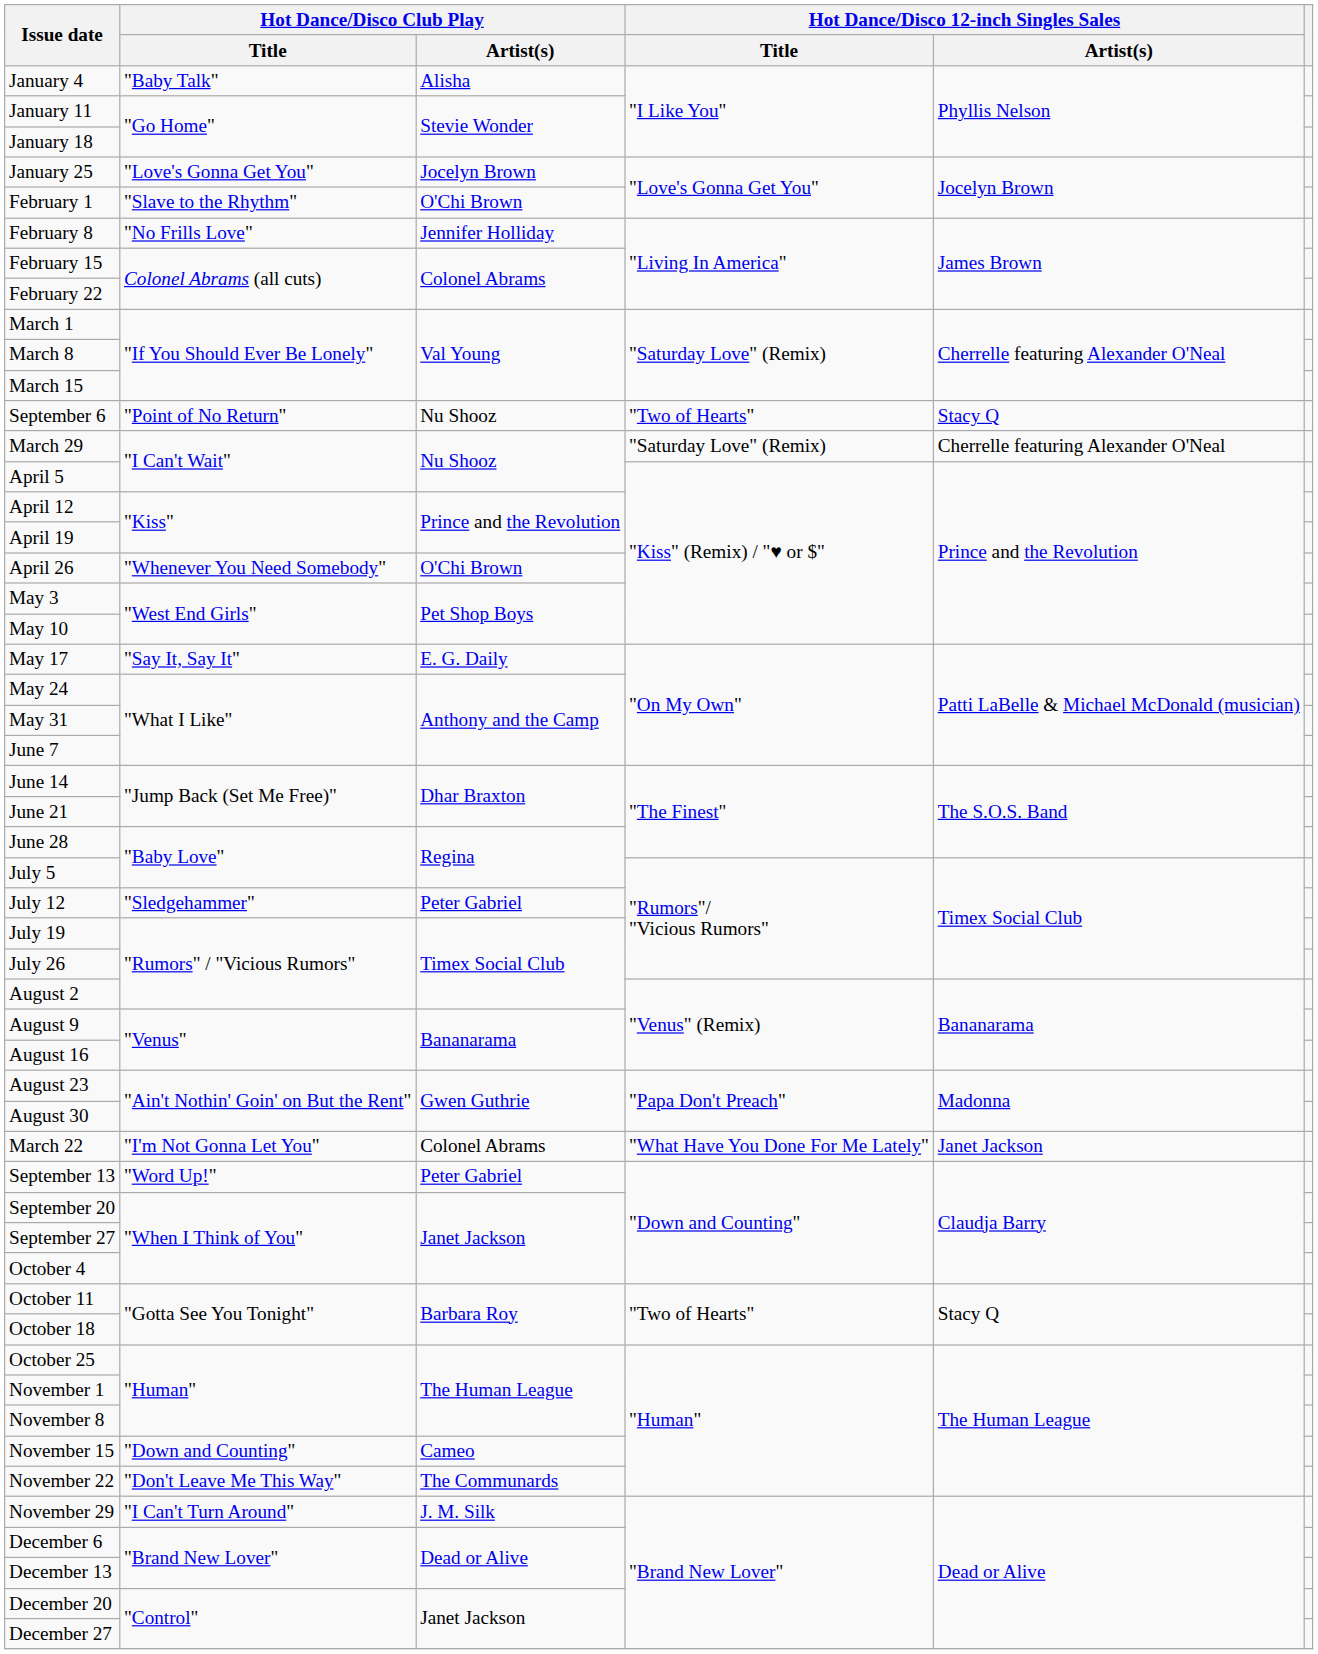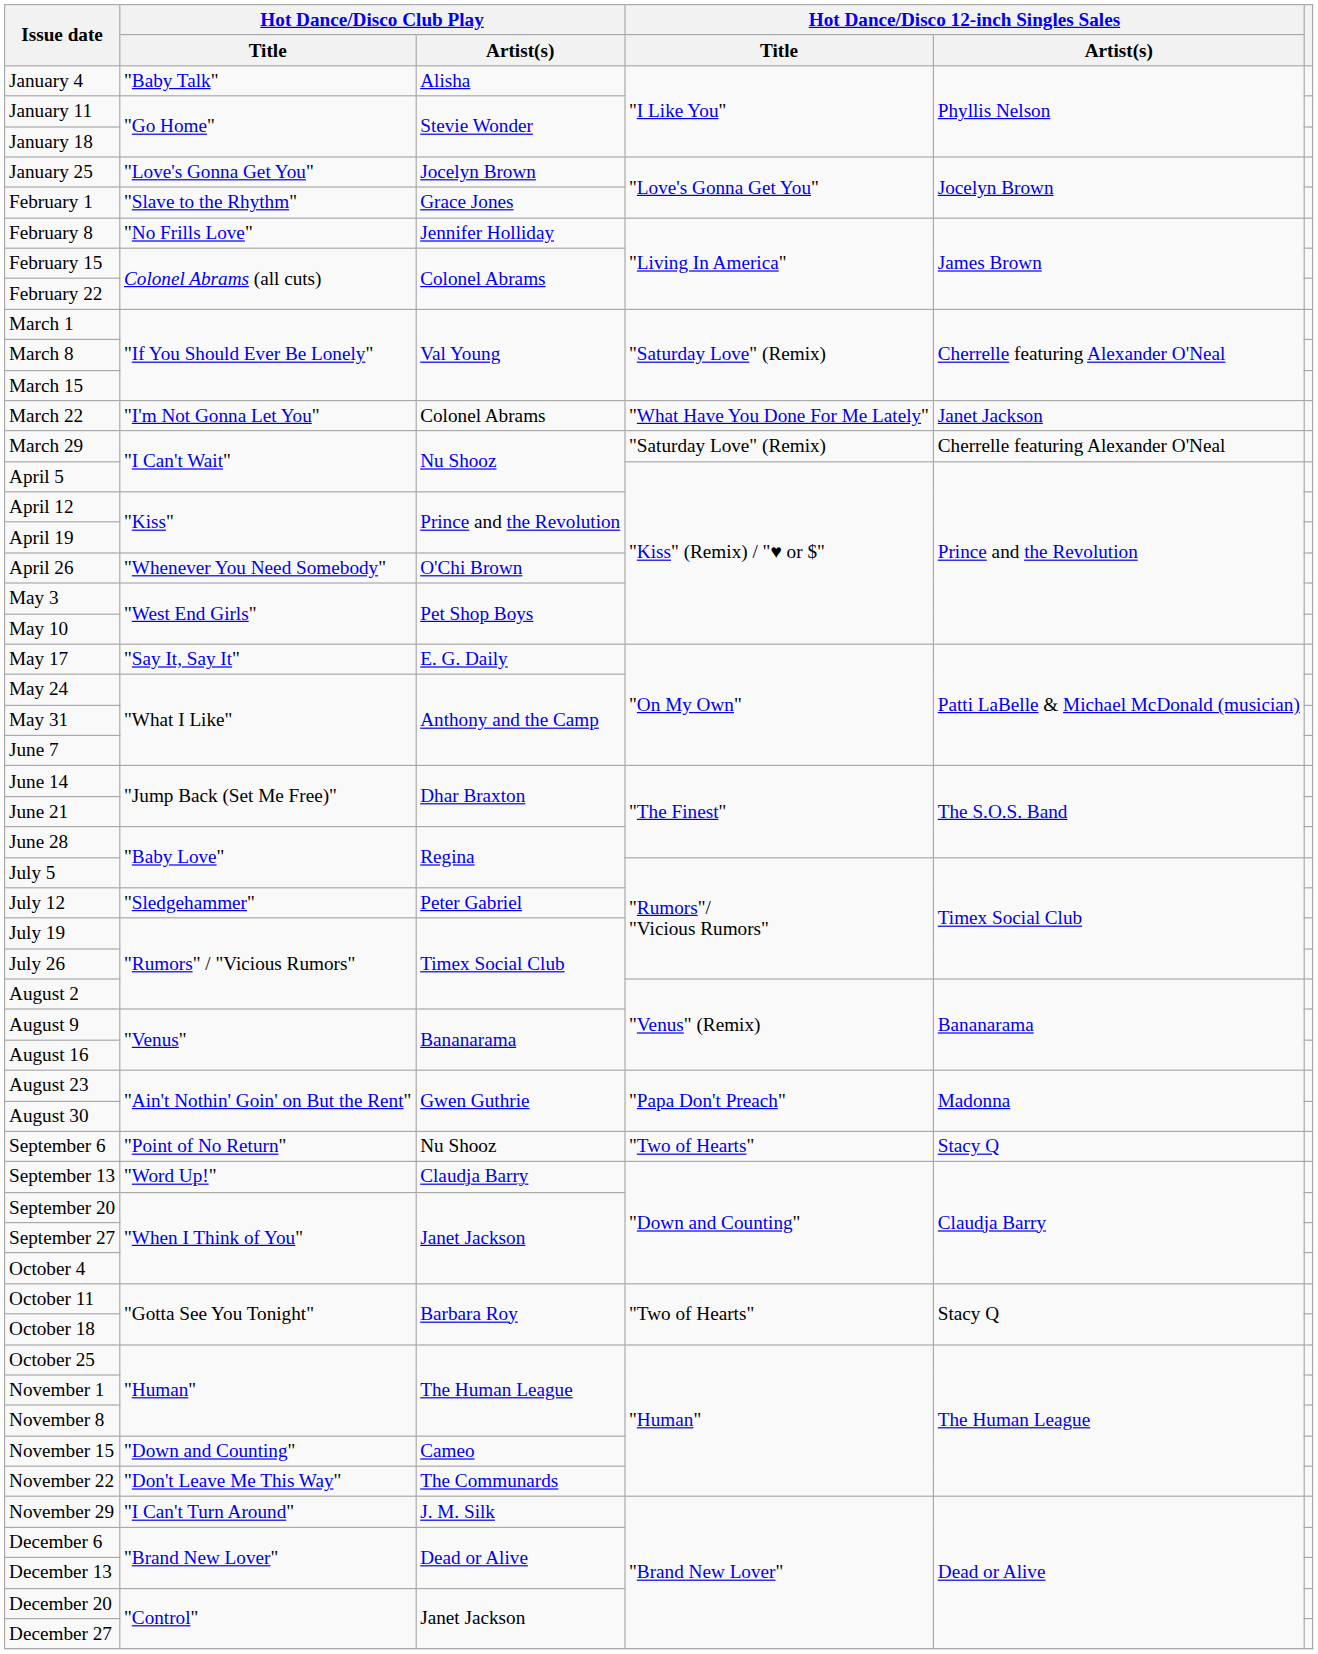(471, 202) O'Chi Brown -> (467, 202) Grace Jones
rows swapped: (46, 1146) <-> (57, 415)
(471, 1176) Peter Gabriel -> (474, 1176) Claudja Barry
